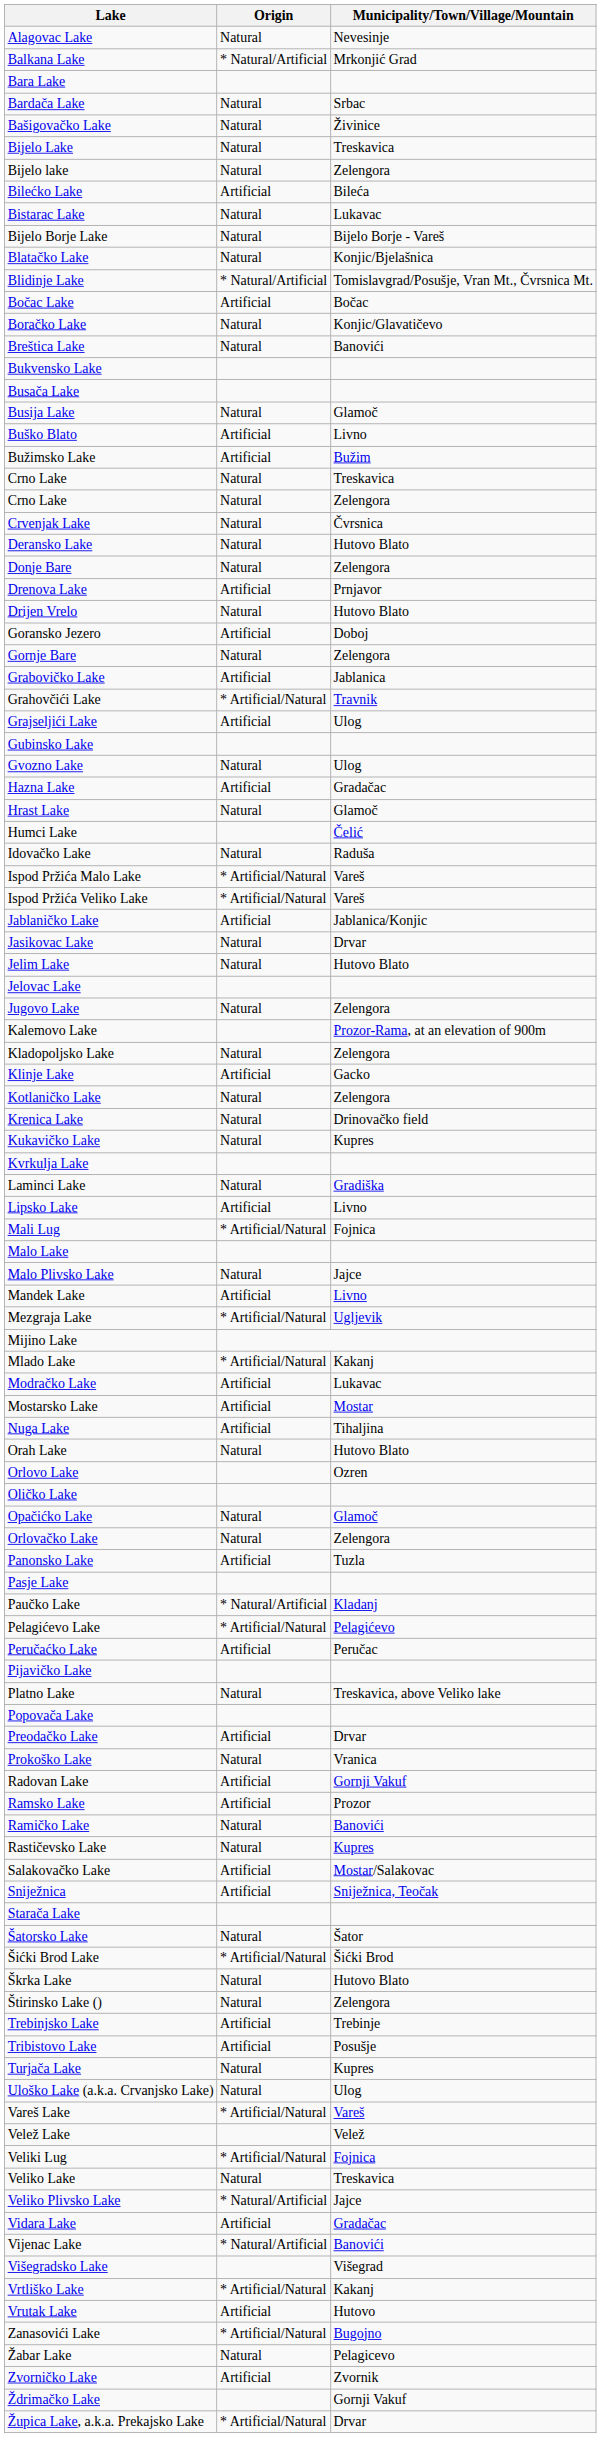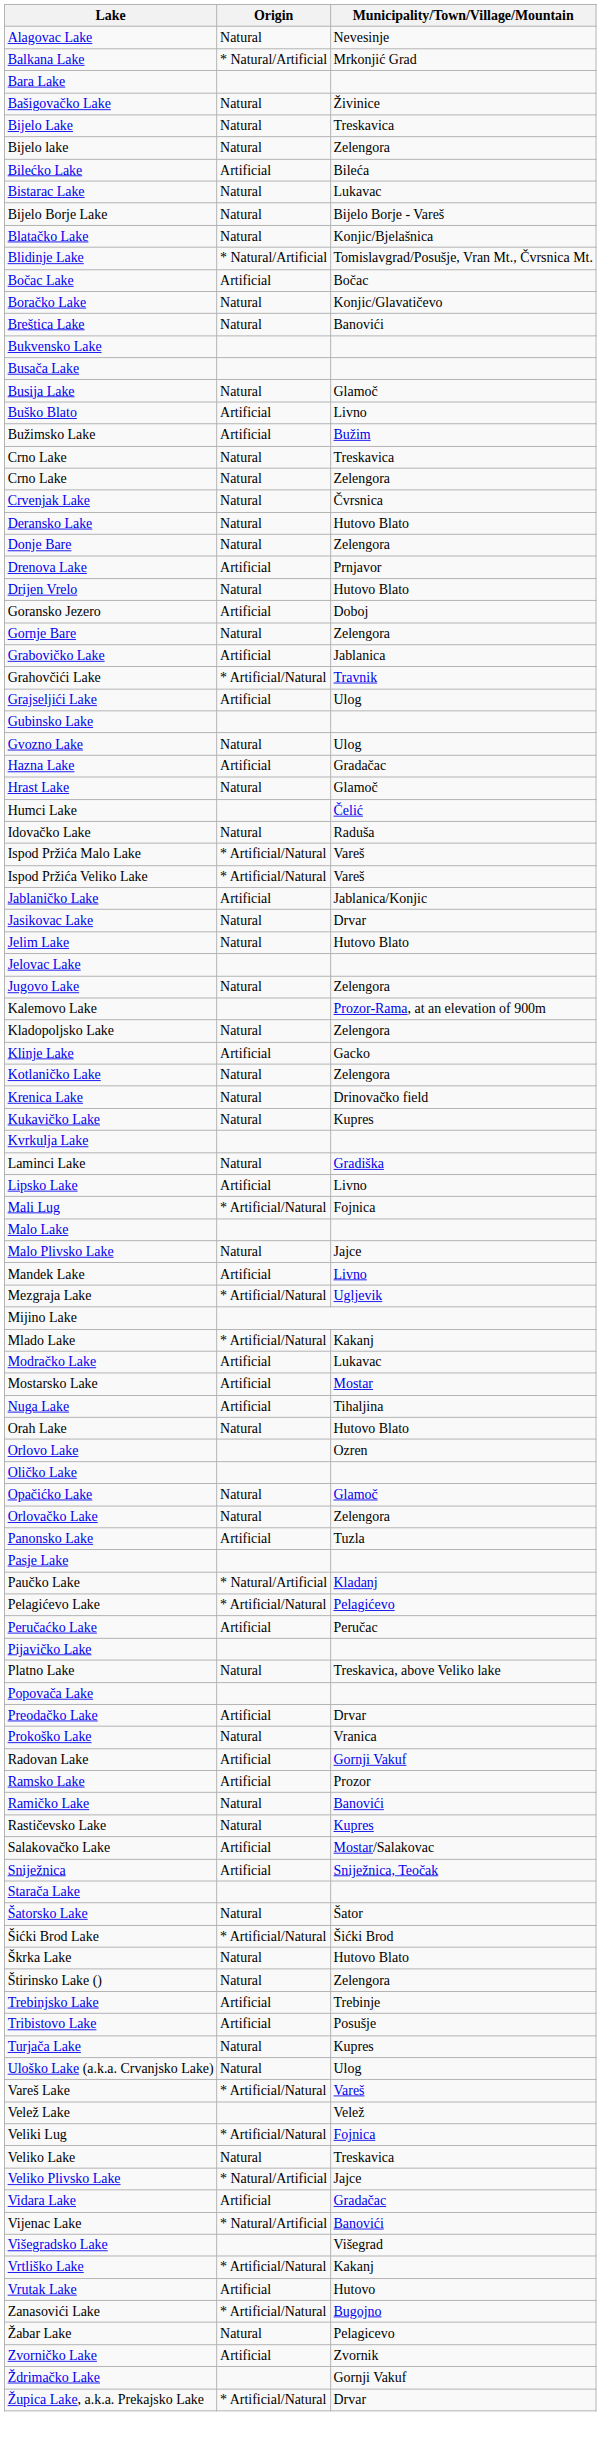- row: (46, 103)
